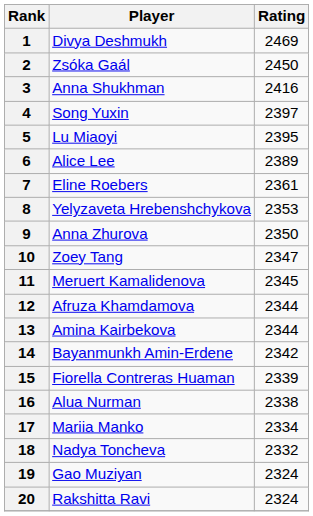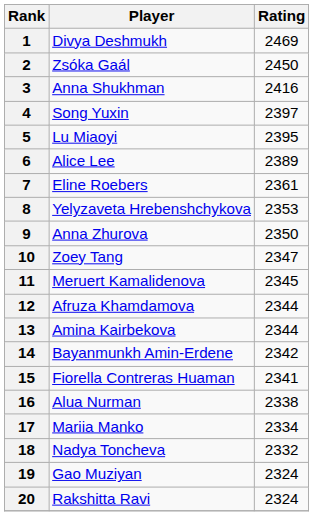(282, 378) 2339 -> (282, 378) 2341
